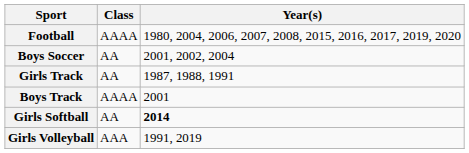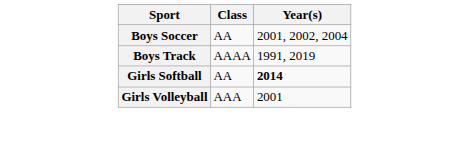- row: (51, 35)
- row: (51, 76)
(156, 96) 2001 -> (286, 55) 1991, 2019
(173, 138) 1991, 2019 -> (270, 96) 2001
